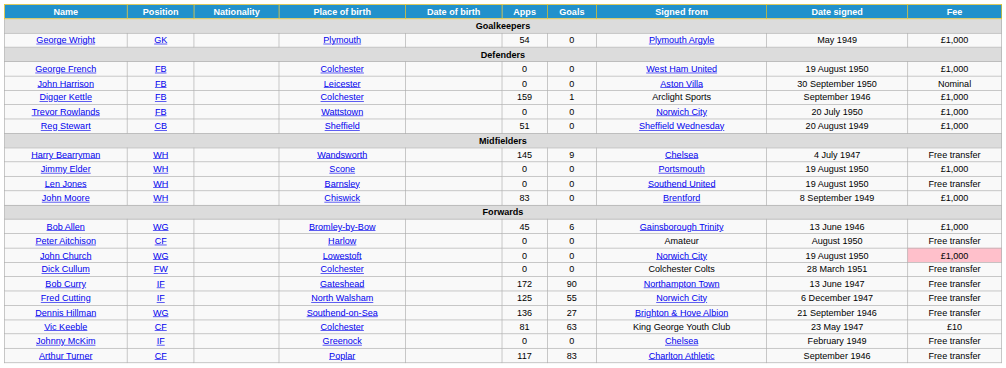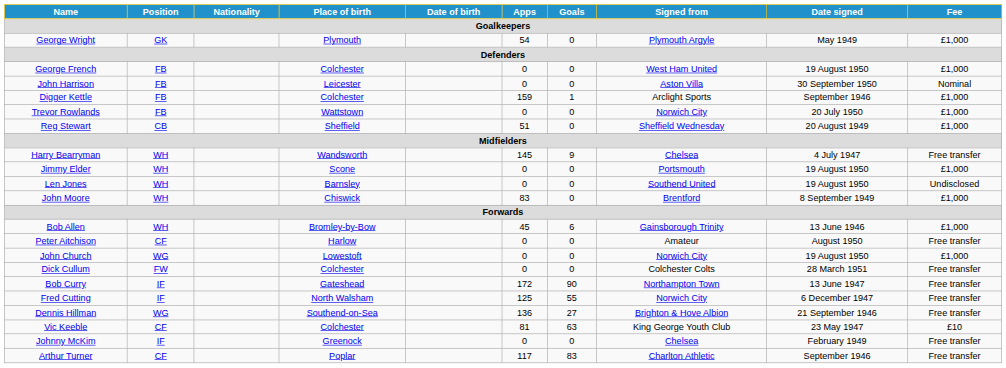(955, 184) Free transfer -> (955, 184) Undisclosed
(161, 227) WG -> (161, 227) WH
(955, 256) pink background -> (955, 256) no background
